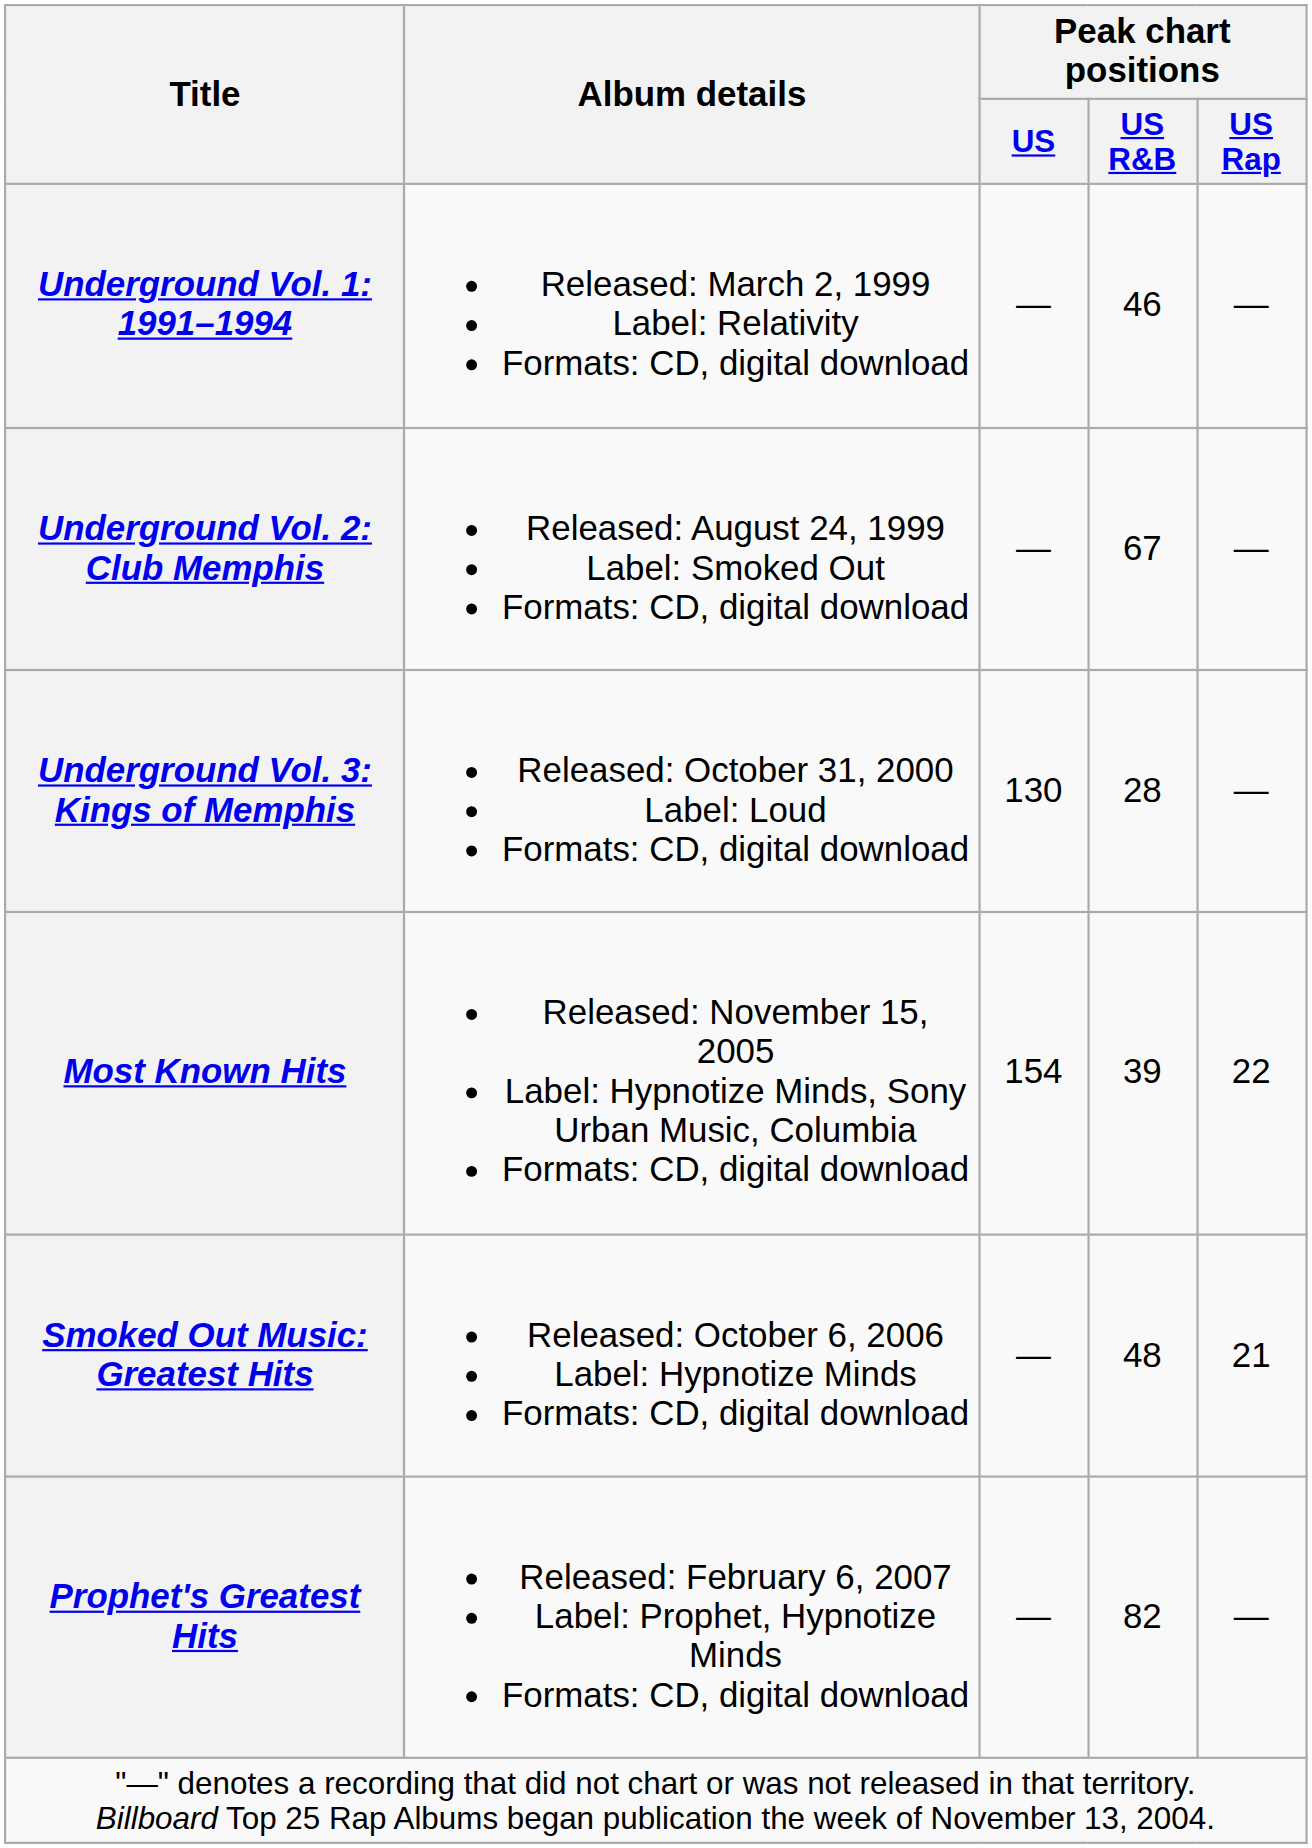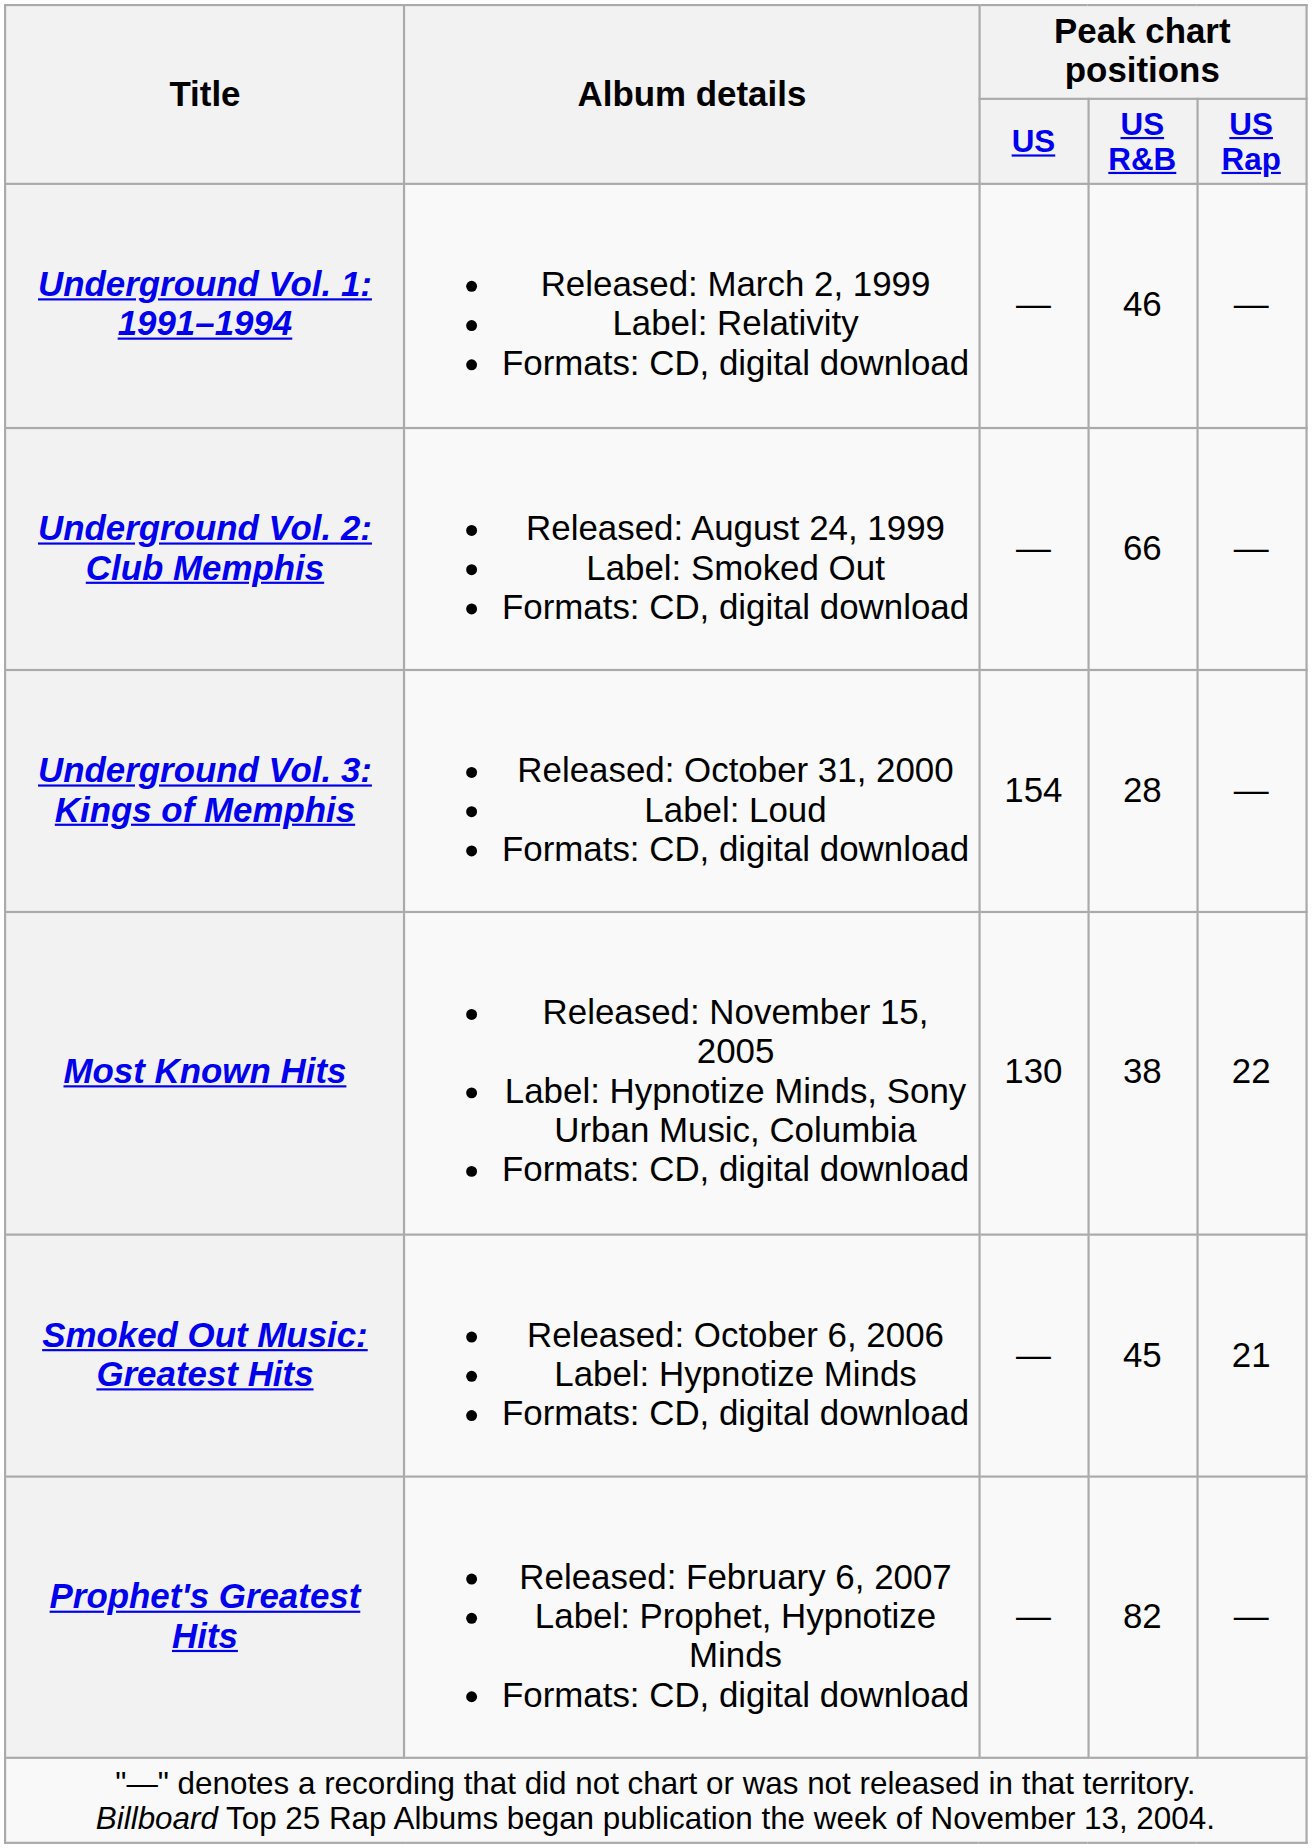(1142, 547) 67 -> (1142, 547) 66
(1033, 790) 130 -> (1033, 790) 154
(1033, 1072) 154 -> (1033, 1072) 130
(1142, 1072) 39 -> (1142, 1072) 38
(1142, 1354) 48 -> (1142, 1354) 45
